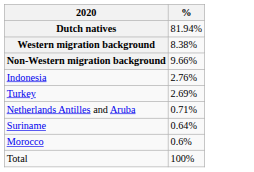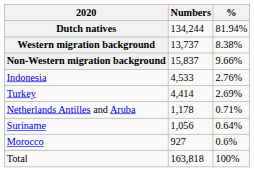+ column: (191, 12)
